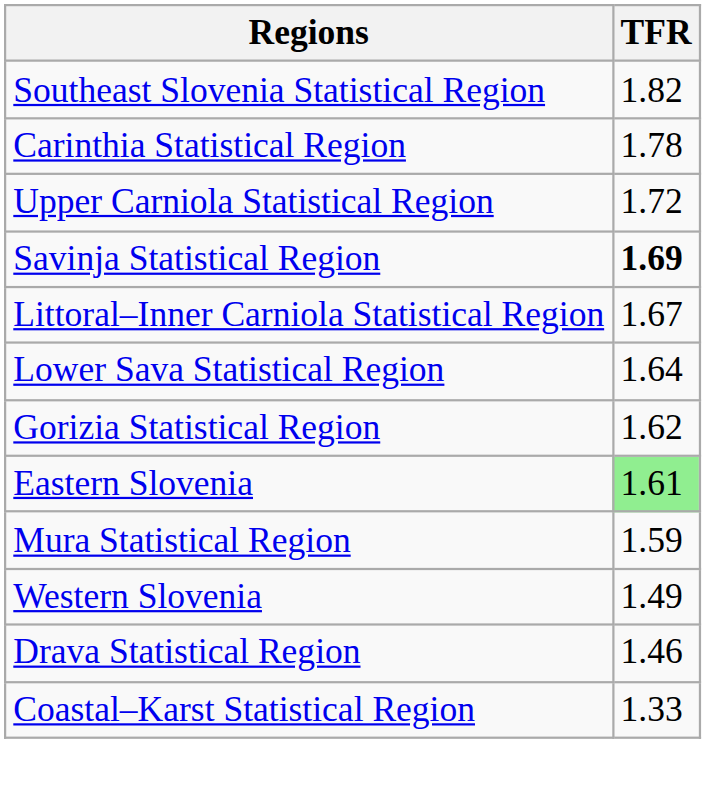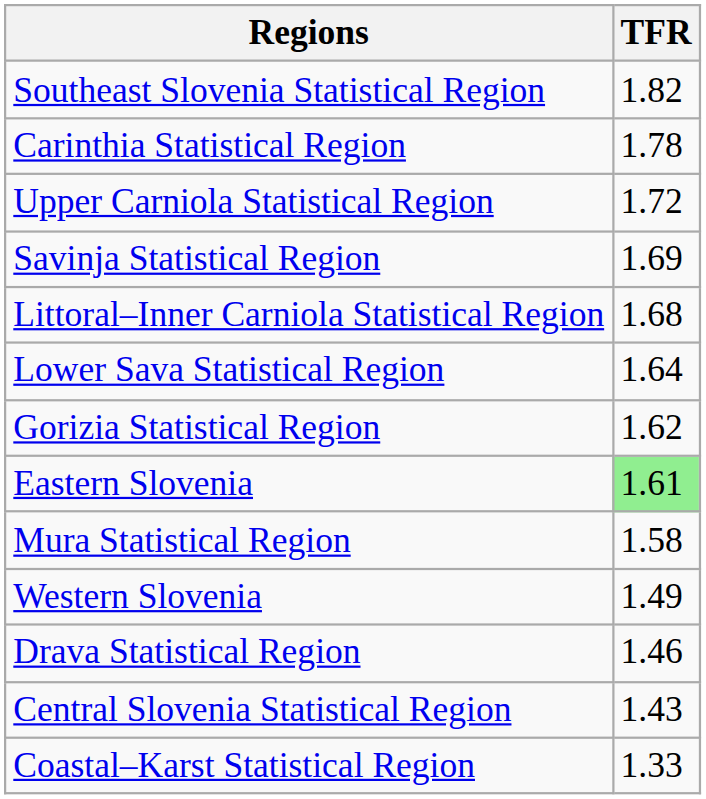(652, 257) bold -> (652, 257) normal
(652, 314) 1.67 -> (652, 314) 1.68
(652, 539) 1.59 -> (652, 539) 1.58
+ row: (262, 708)
